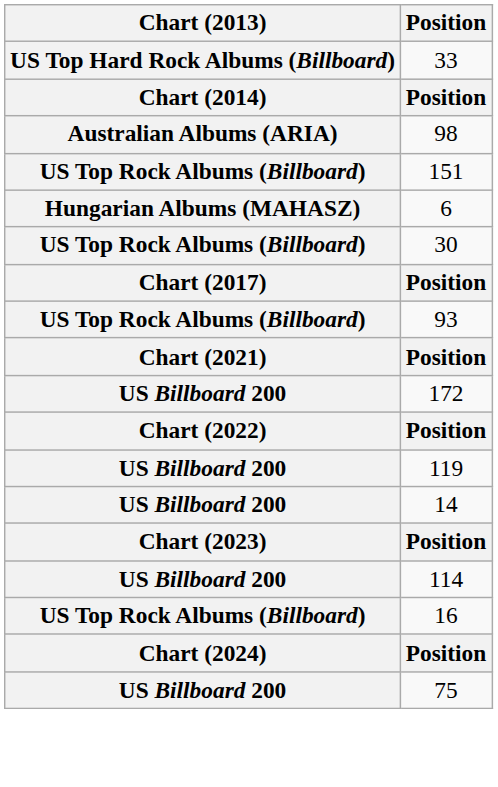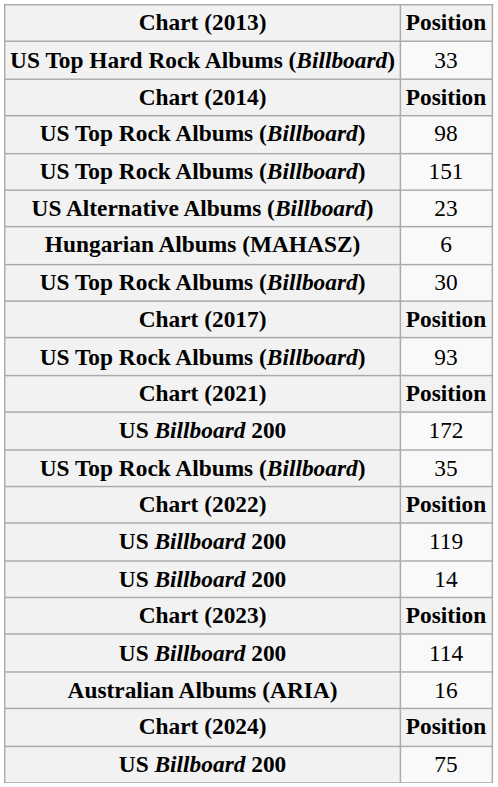(203, 134) Australian Albums (ARIA) -> (203, 134) US Top Rock Albums (Billboard)
+ row: (446, 208)
+ row: (446, 467)
(203, 615) US Top Rock Albums (Billboard) -> (203, 689) Australian Albums (ARIA)
